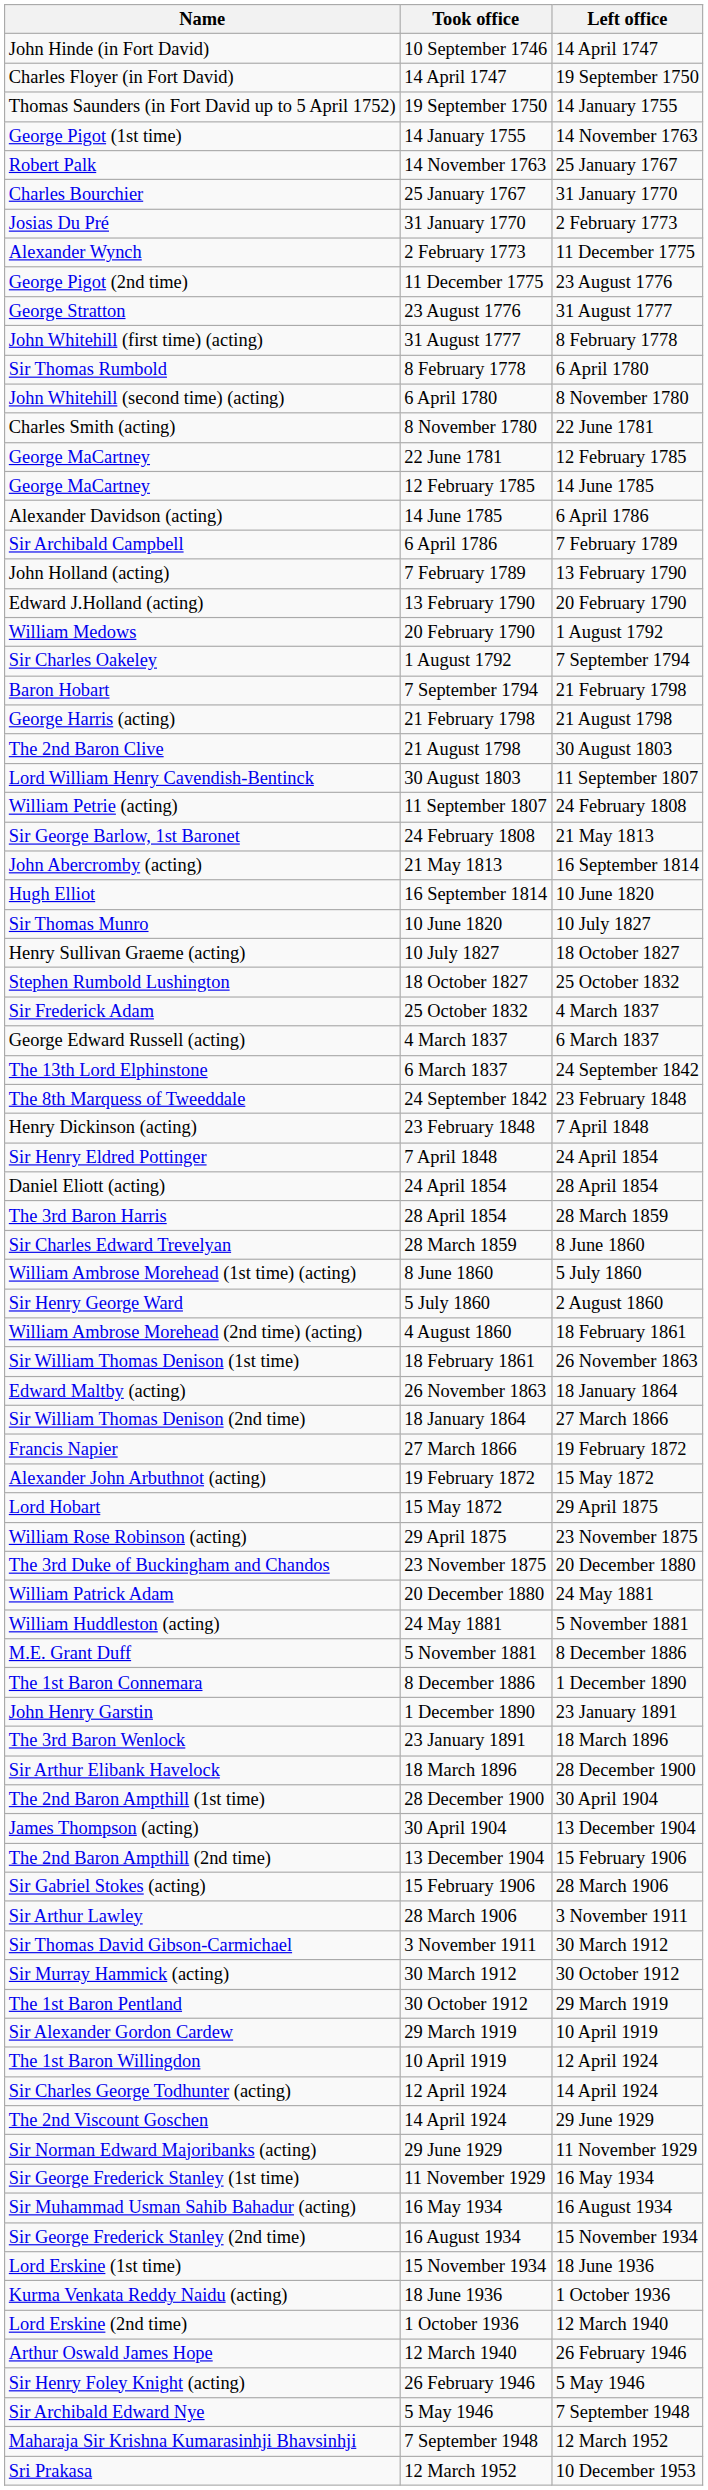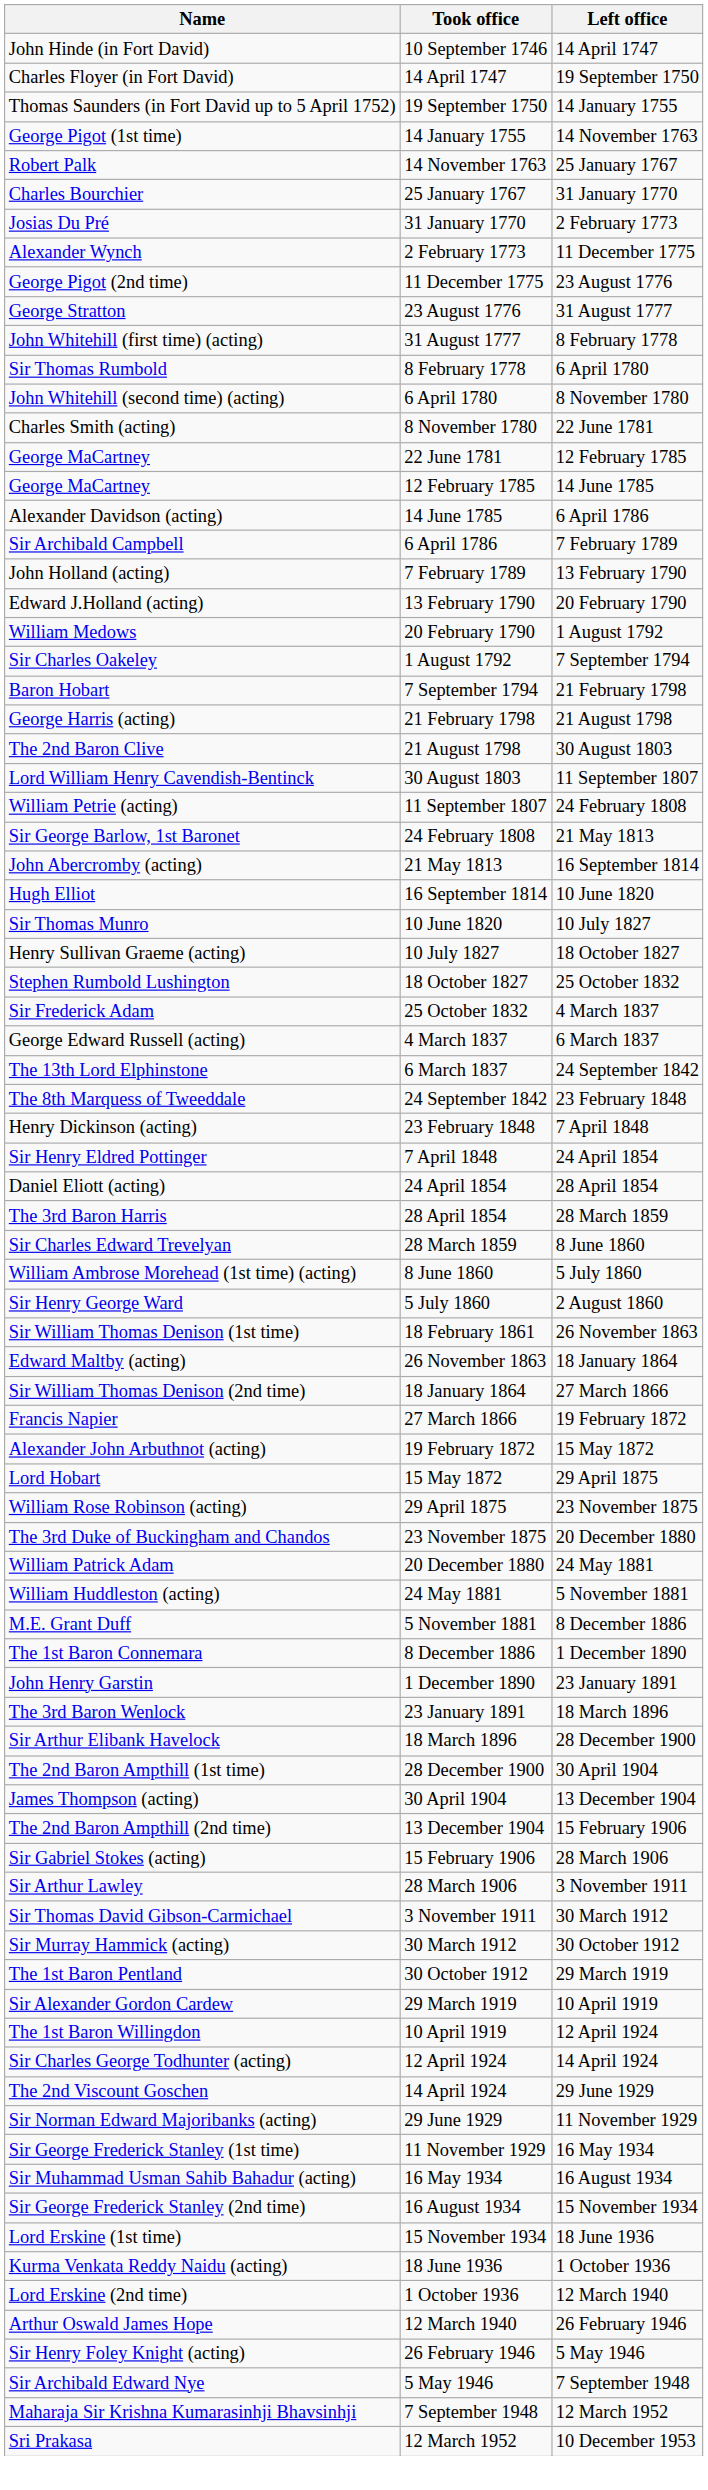- row: (458, 1332)
